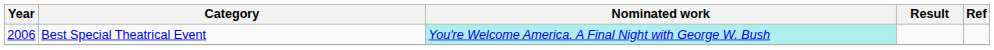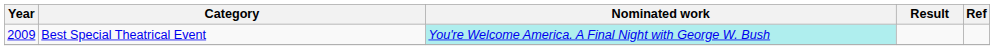(21, 34) 2006 -> (21, 34) 2009
